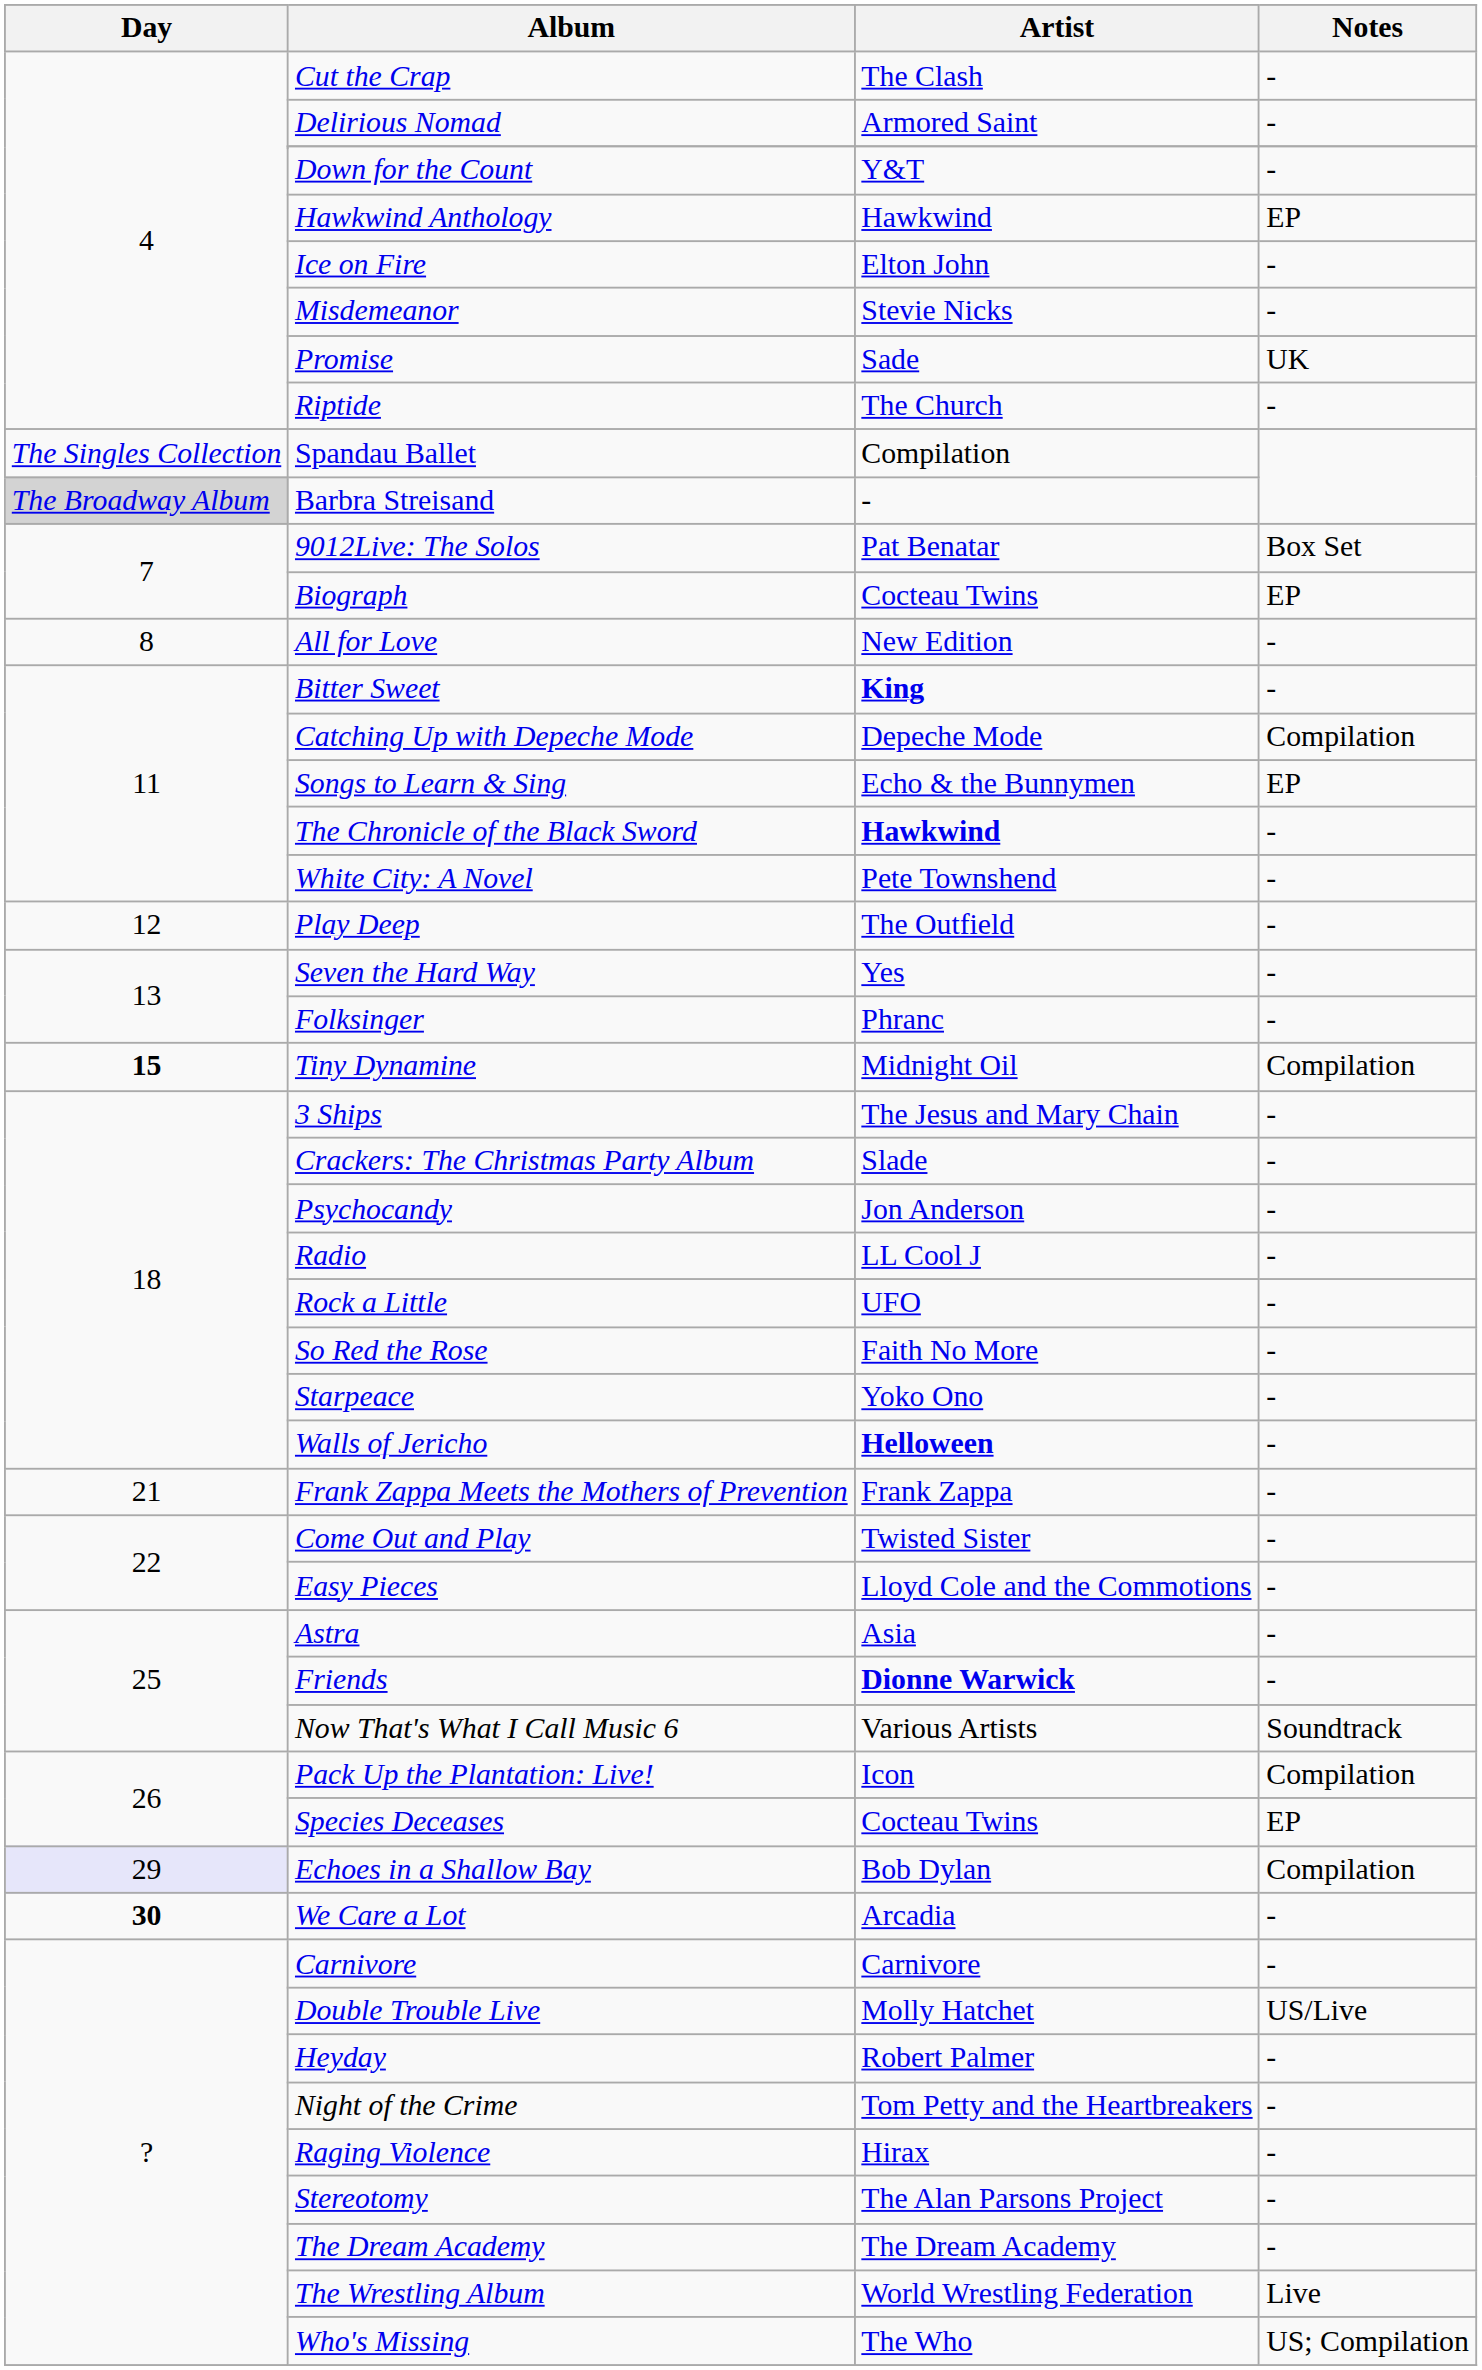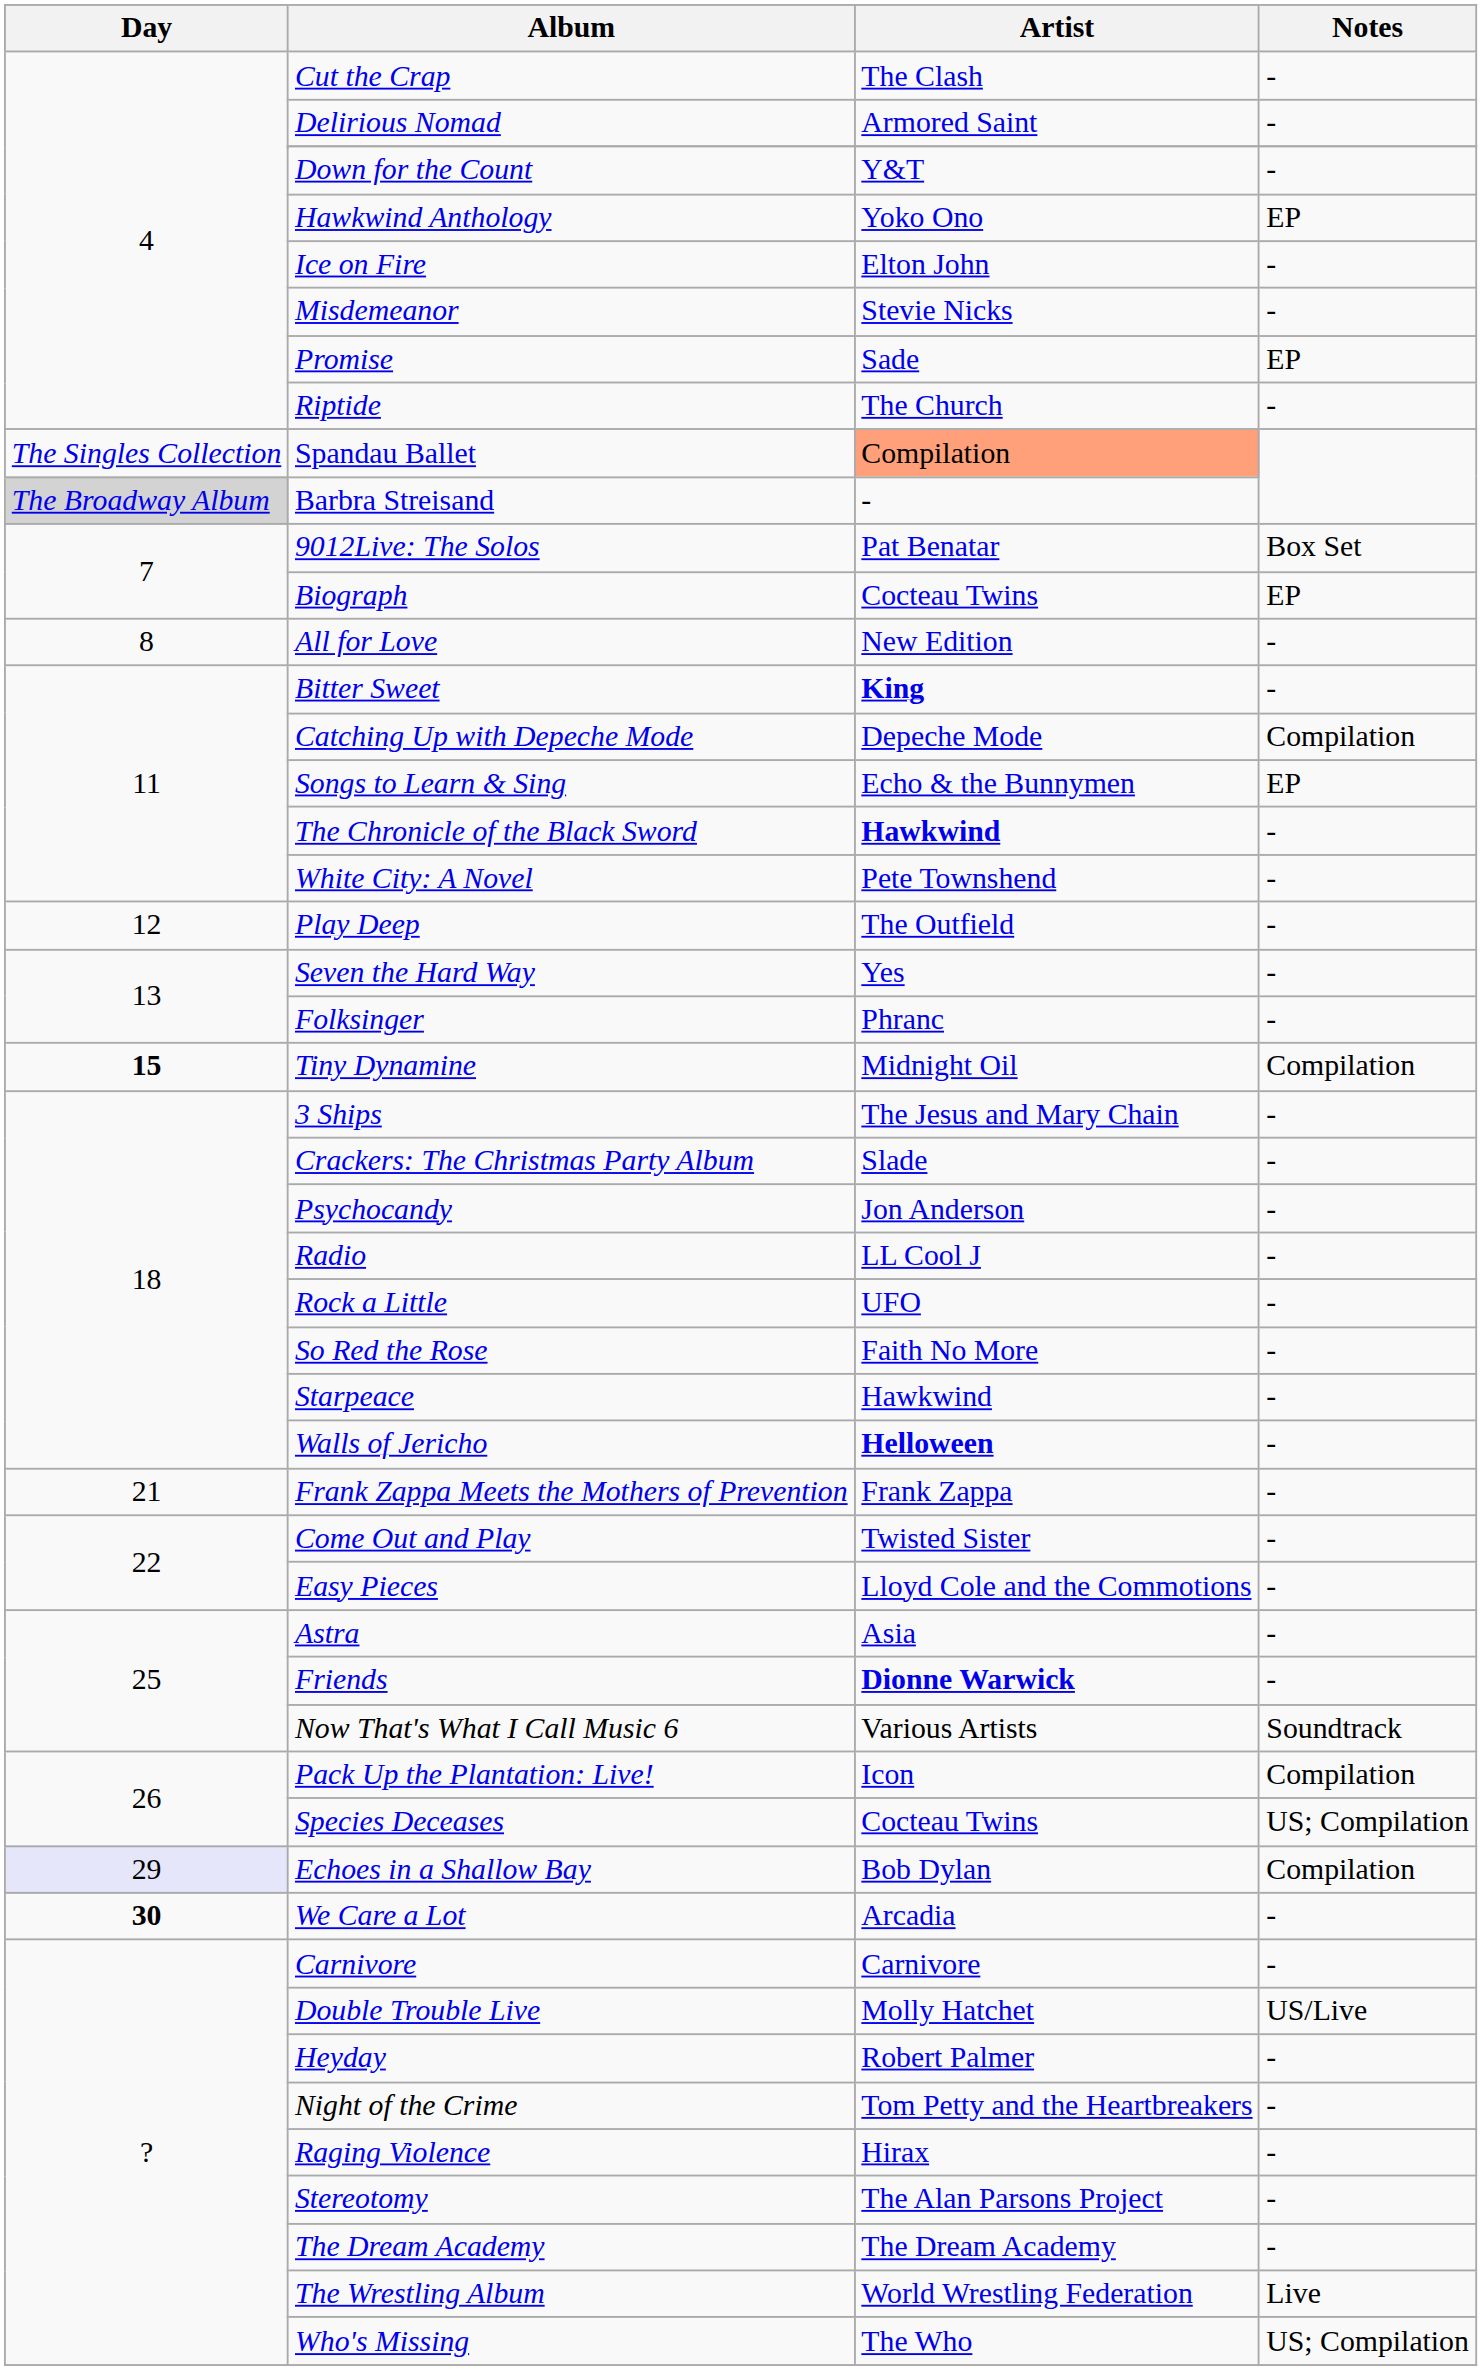(927, 216) Hawkwind -> (922, 216) Yoko Ono
(1288, 358) UK -> (1284, 358) EP
(936, 452) no background -> (936, 452) lightsalmon background
(922, 1396) Yoko Ono -> (927, 1396) Hawkwind
(1284, 1821) EP -> (1368, 1821) US; Compilation
